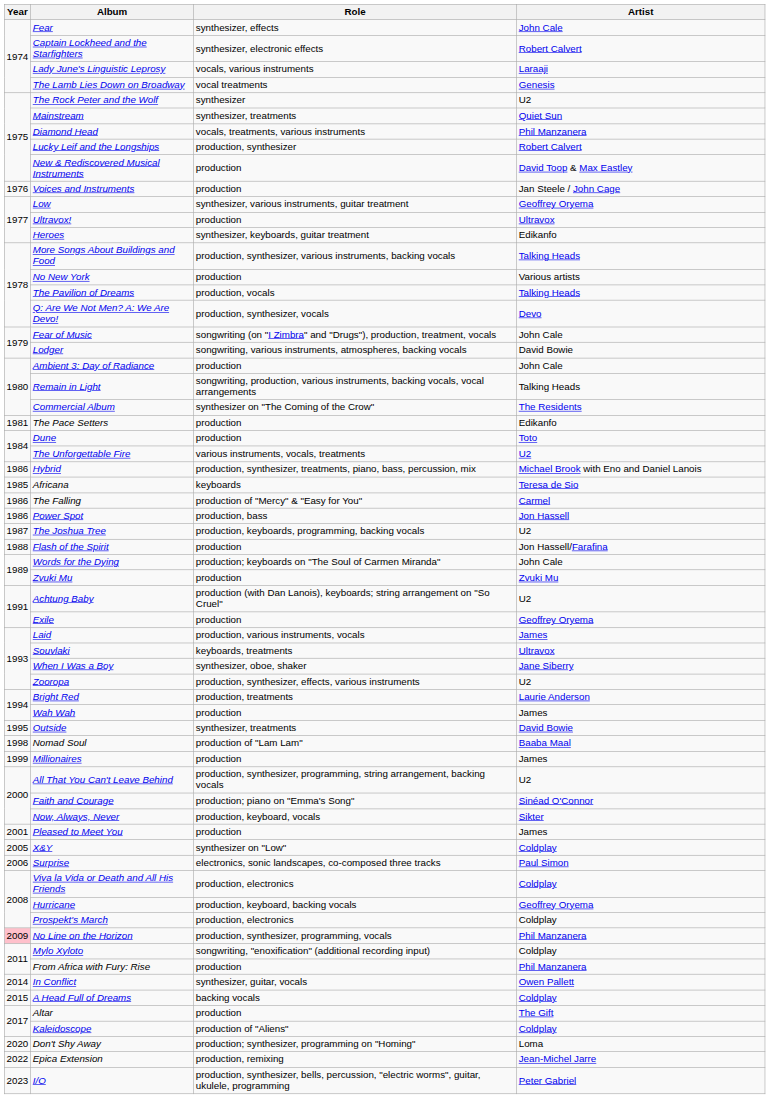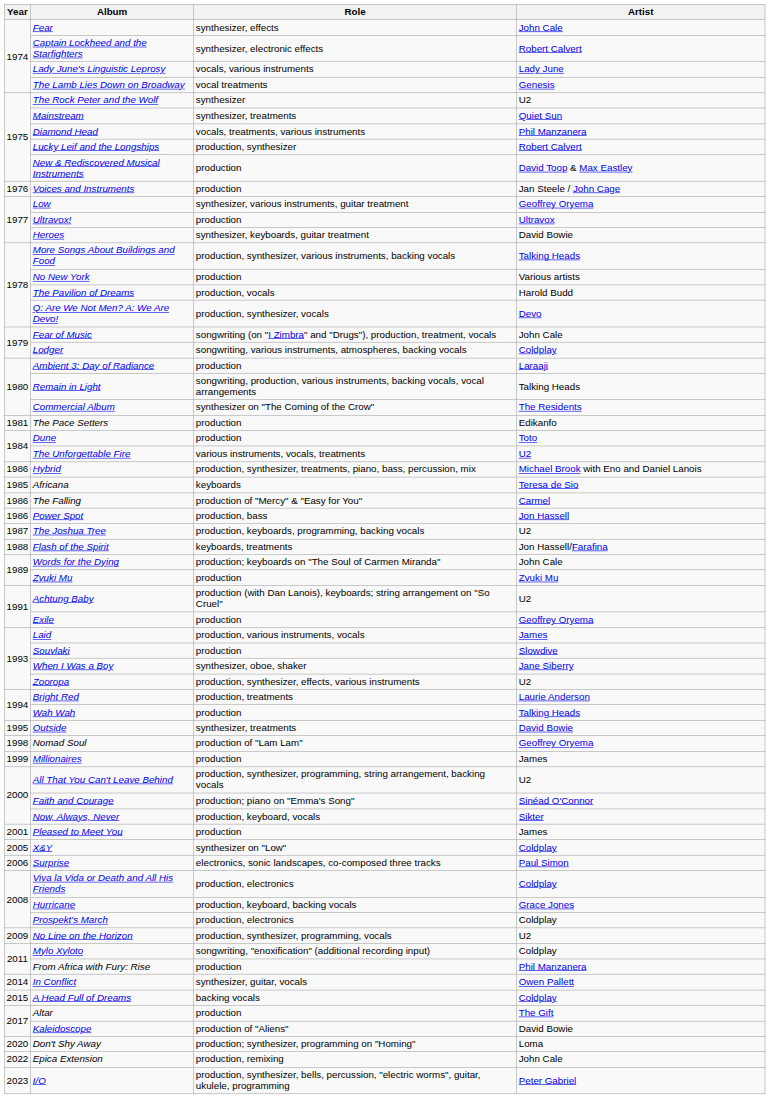(533, 69) Laraaji -> (541, 69) Lady June
(538, 235) Edikanfo -> (546, 235) David Bowie
(549, 292) Talking Heads -> (546, 292) Harold Budd
(546, 350) David Bowie -> (538, 350) Coldplay
(541, 365) John Cale -> (533, 365) Laraaji
(219, 546) production -> (244, 546) keyboards, treatments
(244, 650) keyboards, treatments -> (219, 650) production
(537, 650) Ultravox -> (538, 650) Slowdive
(533, 712) James -> (549, 712) Talking Heads
(545, 743) Baaba Maal -> (556, 743) Geoffrey Oryema
(556, 904) Geoffrey Oryema -> (546, 904) Grace Jones
(17, 935) pink background -> (17, 935) no background
(553, 935) Phil Manzanera -> (525, 935) U2
(538, 1028) Coldplay -> (546, 1028) David Bowie
(558, 1059) Jean-Michel Jarre -> (541, 1059) John Cale
